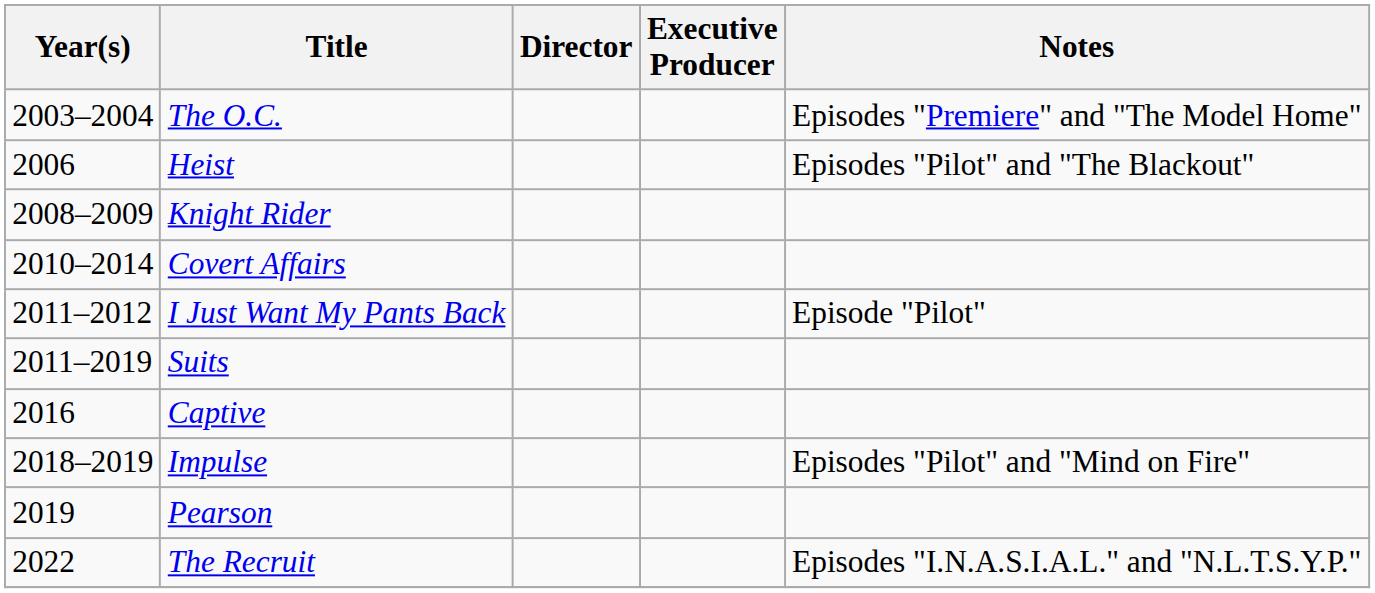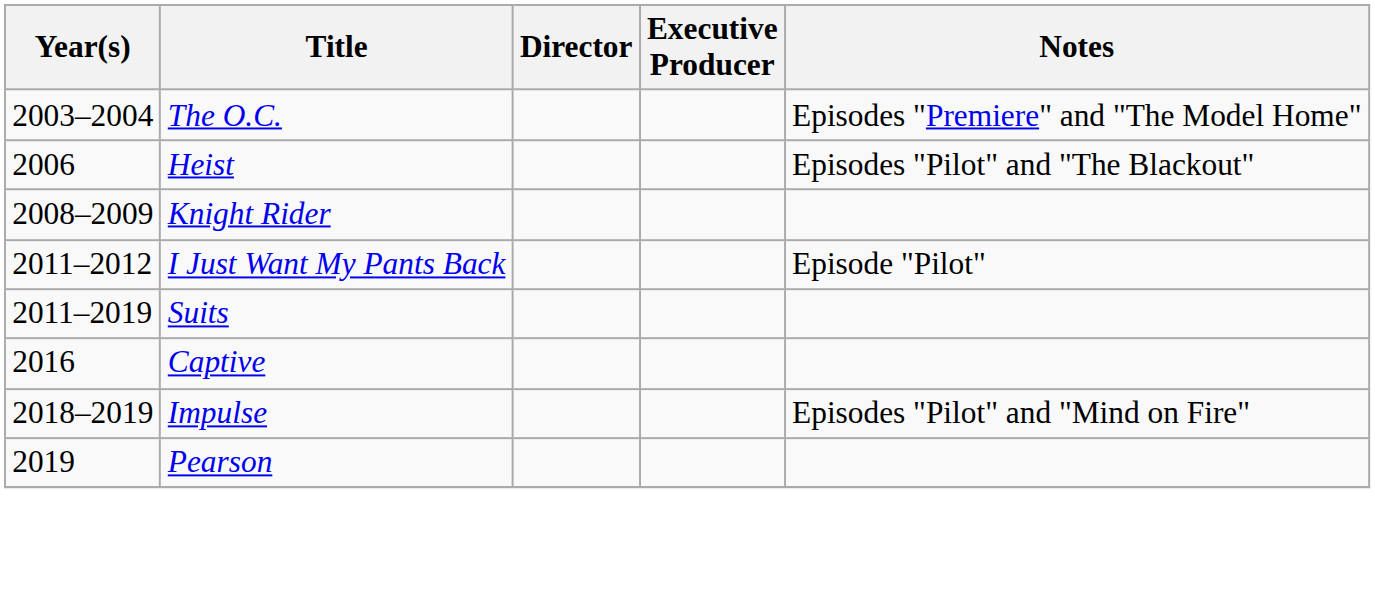- row: (257, 263)
- row: (241, 561)
